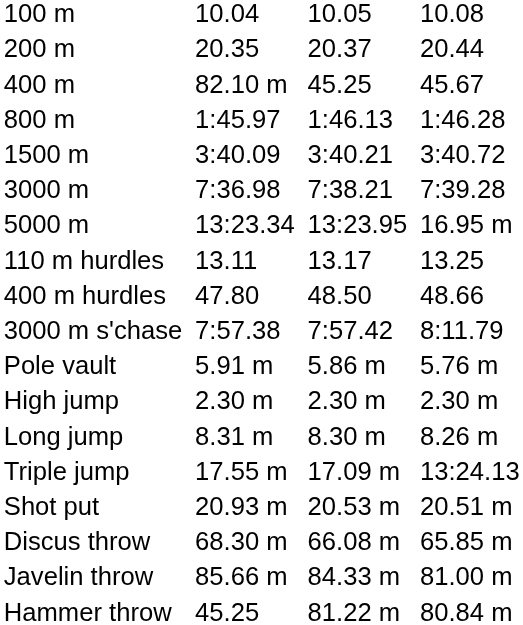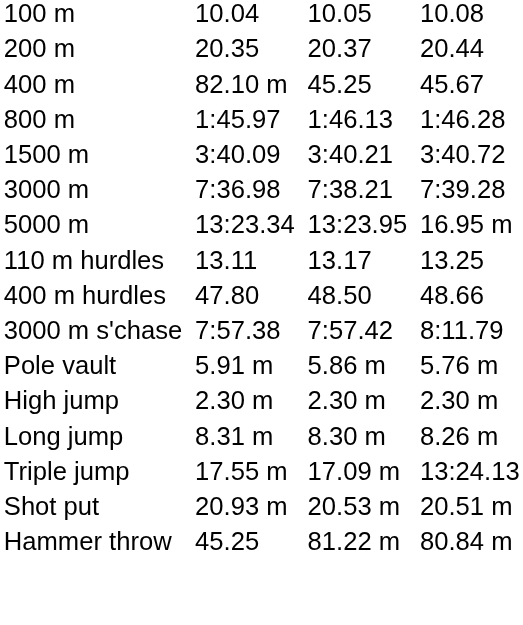- row: (77, 541)
- row: (78, 577)
